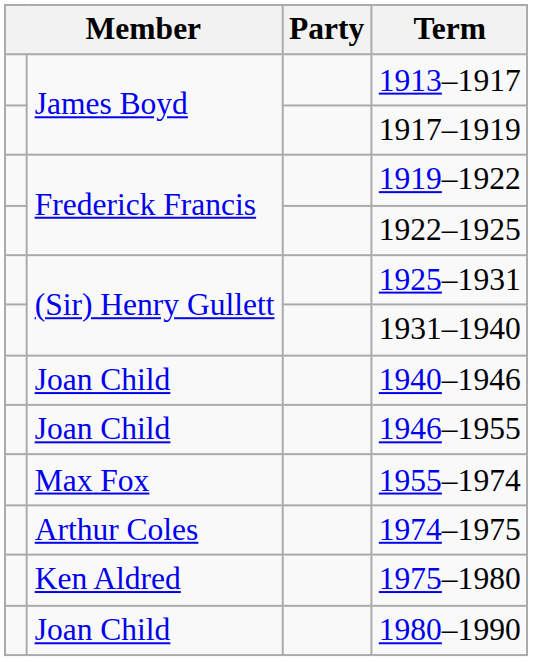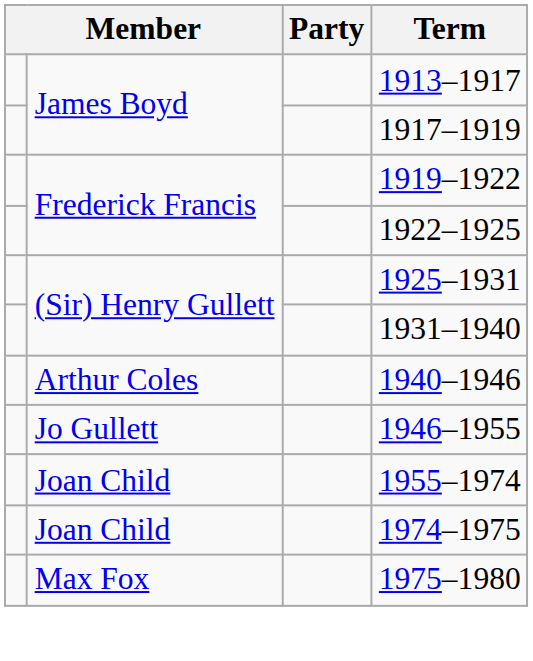(103, 379) Joan Child -> (117, 379) Arthur Coles
(103, 429) Joan Child -> (96, 429) Jo Gullett
(92, 479) Max Fox -> (103, 479) Joan Child
(117, 529) Arthur Coles -> (103, 529) Joan Child
(108, 579) Ken Aldred -> (92, 579) Max Fox
- row: (450, 629)
